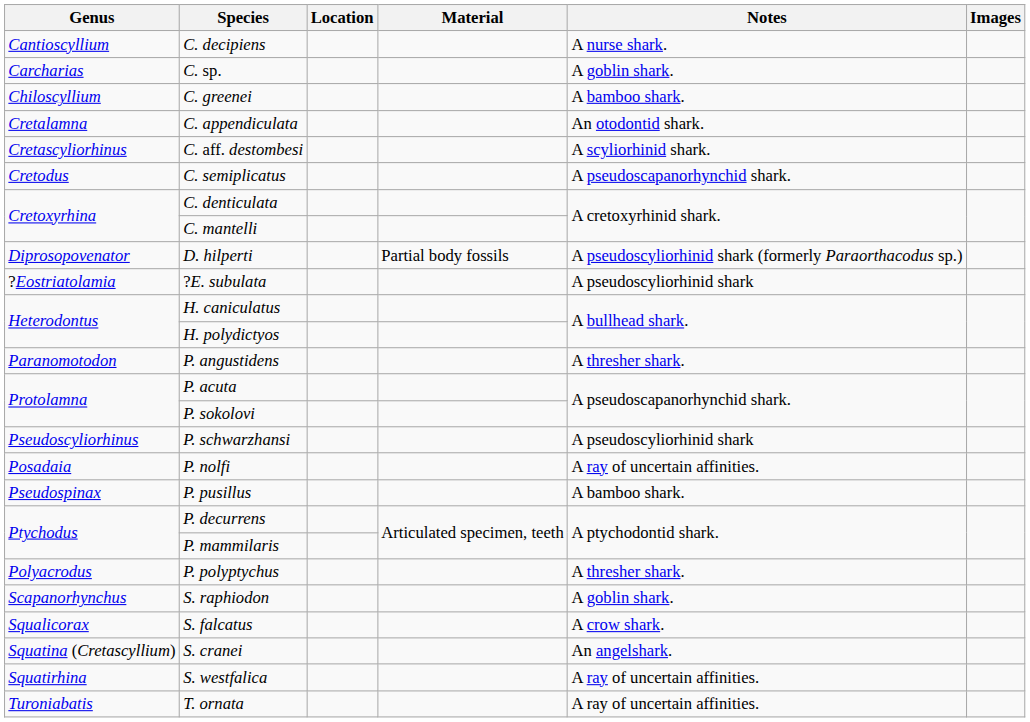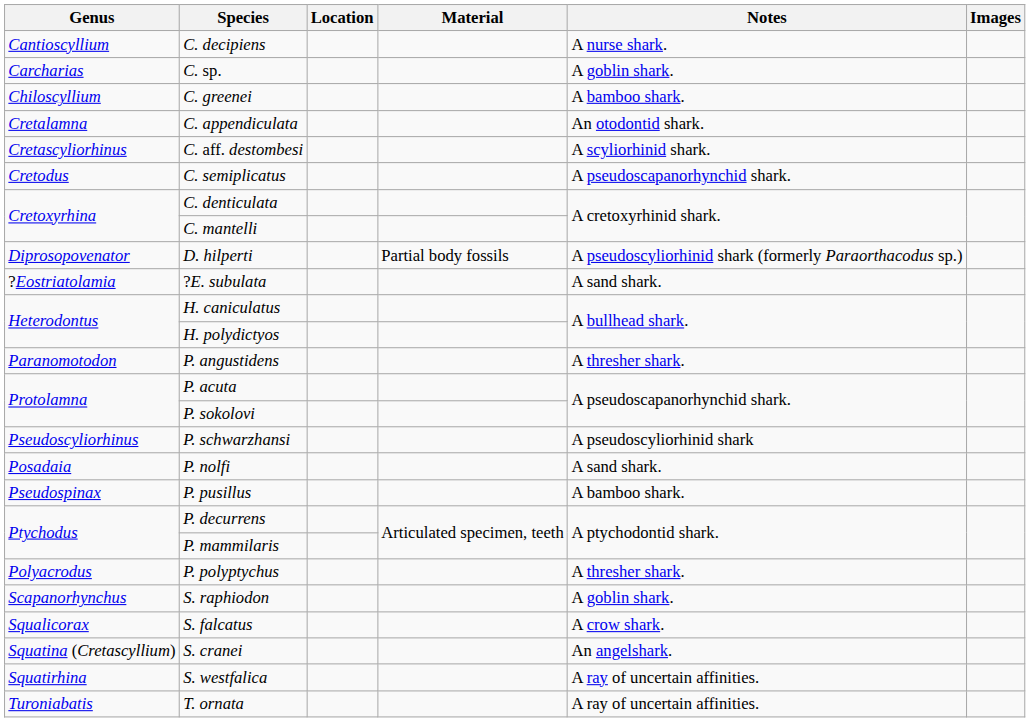(662, 281) A pseudoscyliorhinid shark -> (616, 281) A sand shark.
(665, 466) A ray of uncertain affinities. -> (616, 466) A sand shark.
